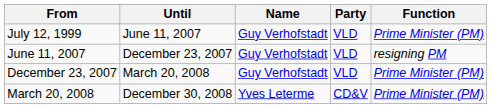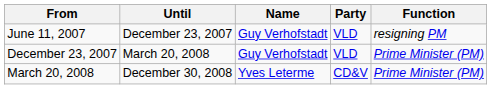- row: (44, 34)
